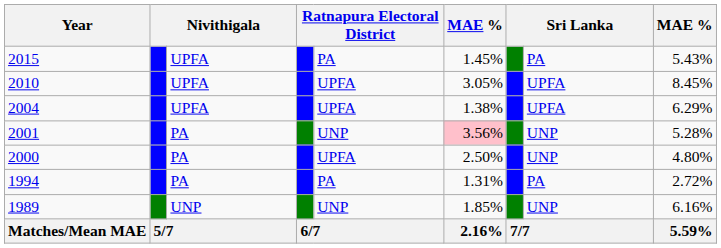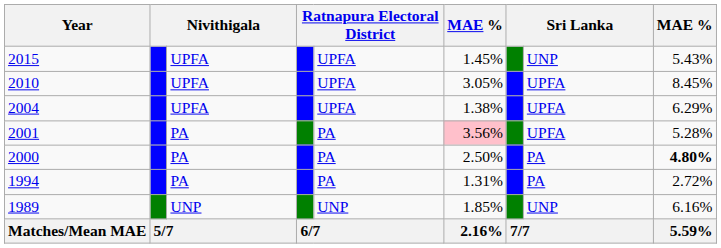(326, 58) PA -> (337, 58) UPFA
(536, 58) PA -> (542, 58) UNP
(333, 132) UNP -> (326, 132) PA
(542, 132) UNP -> (546, 132) UPFA
(337, 157) UPFA -> (326, 157) PA
(542, 157) UNP -> (536, 157) PA
(692, 157) normal -> (691, 157) bold
